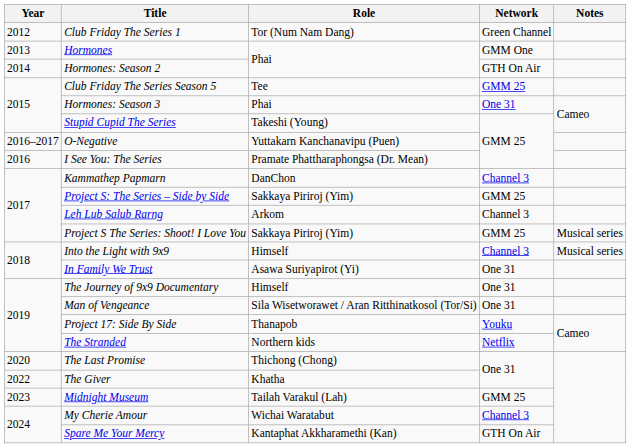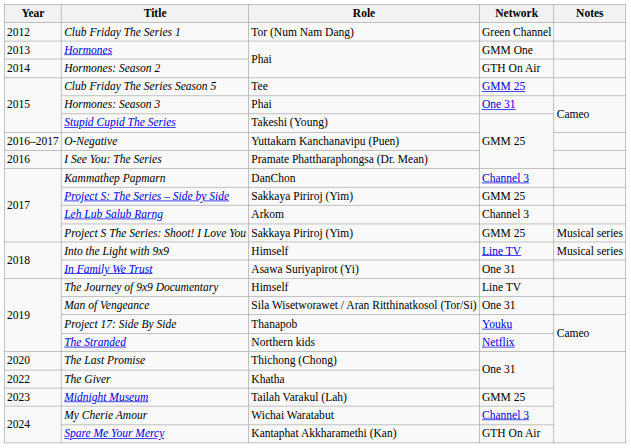(506, 251) Channel 3 -> (502, 251) Line TV
(499, 287) One 31 -> (502, 287) Line TV
